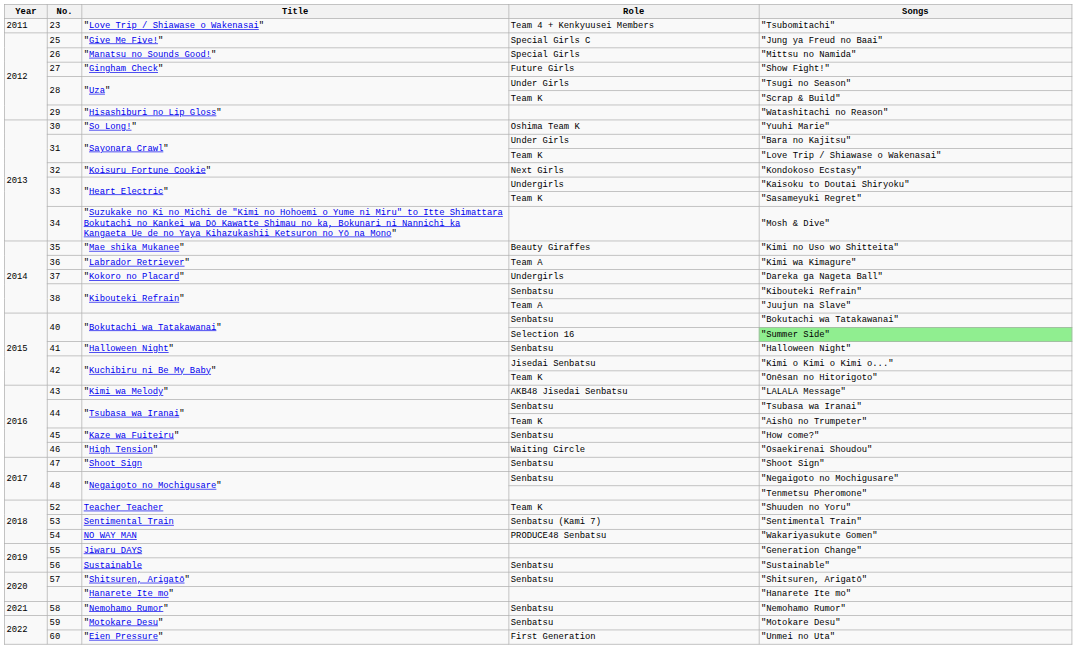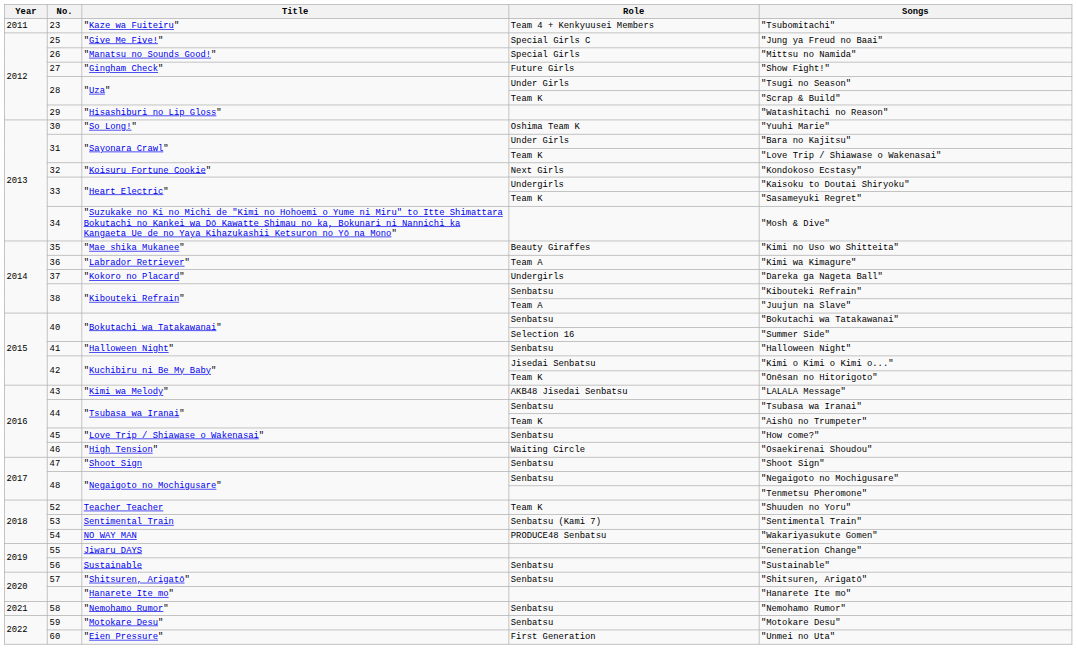(174, 26) "Love Trip / Shiawase o Wakenasai" -> (131, 26) "Kaze wa Fuiteiru"
(795, 335) lightgreen background -> (795, 335) no background
(131, 435) "Kaze wa Fuiteiru" -> (174, 435) "Love Trip / Shiawase o Wakenasai"
